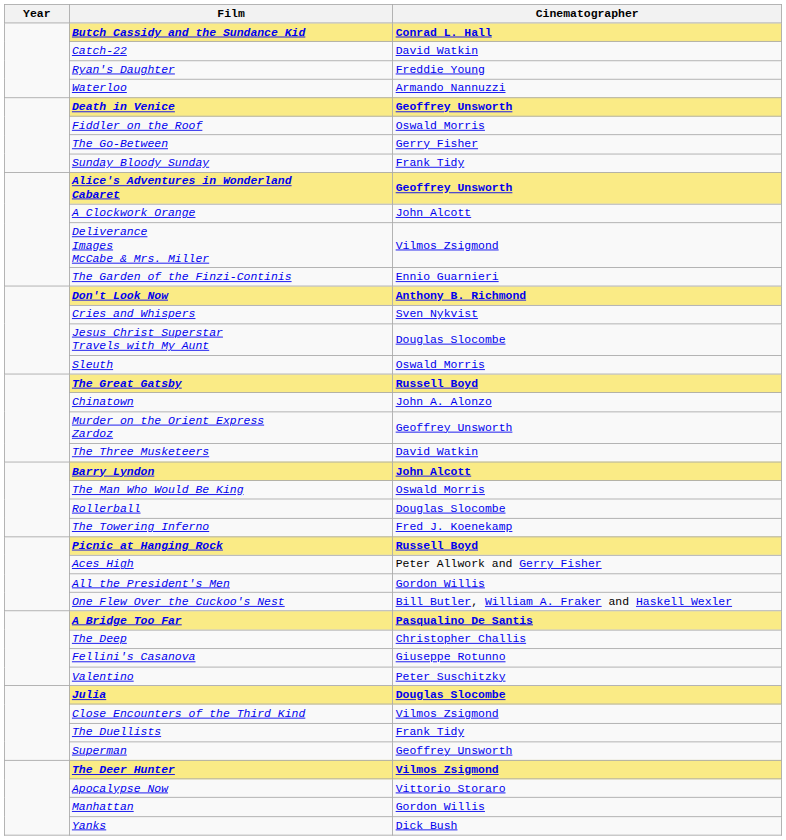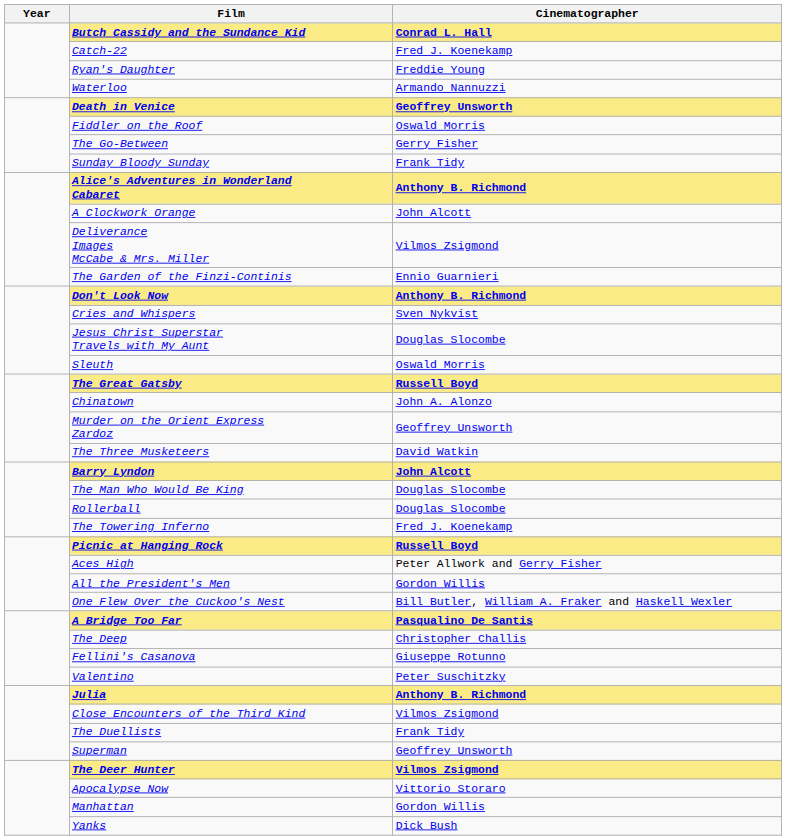(437, 51) David Watkin -> (454, 51) Fred J. Koenekamp
(454, 188) Geoffrey Unsworth -> (461, 188) Anthony B. Richmond
(440, 490) Oswald Morris -> (451, 490) Douglas Slocombe
(451, 695) Douglas Slocombe -> (461, 695) Anthony B. Richmond
